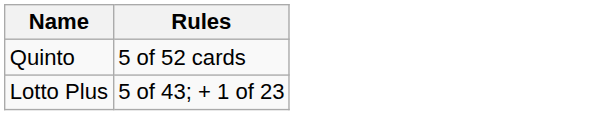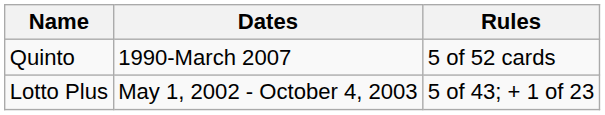+ column: (268, 22)
